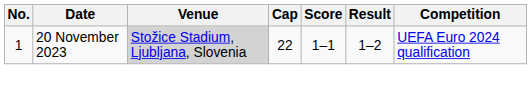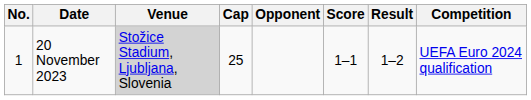+ column: (288, 15)
(285, 44) 22 -> (236, 60) 25
